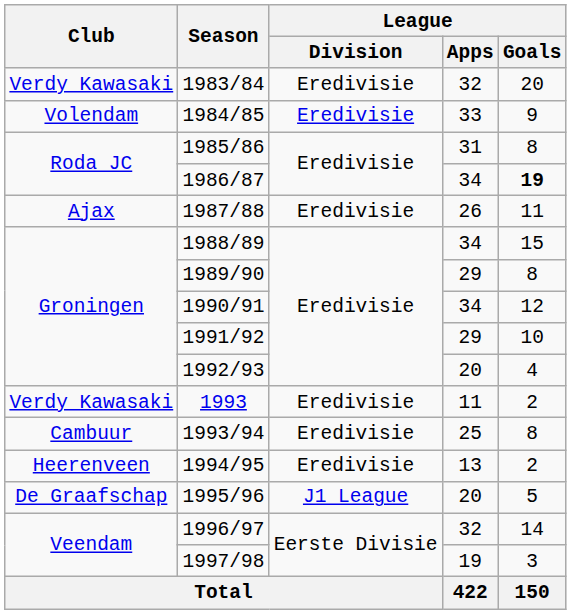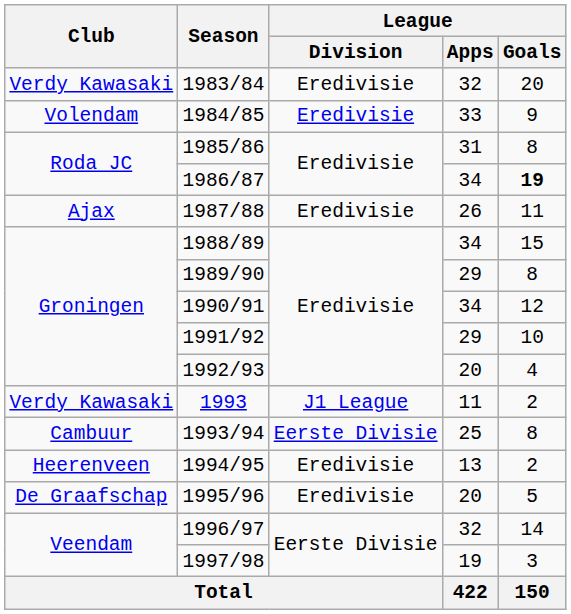(356, 402) Eredivisie -> (356, 402) J1 League
(356, 434) Eredivisie -> (356, 434) Eerste Divisie
(356, 497) J1 League -> (356, 497) Eredivisie
